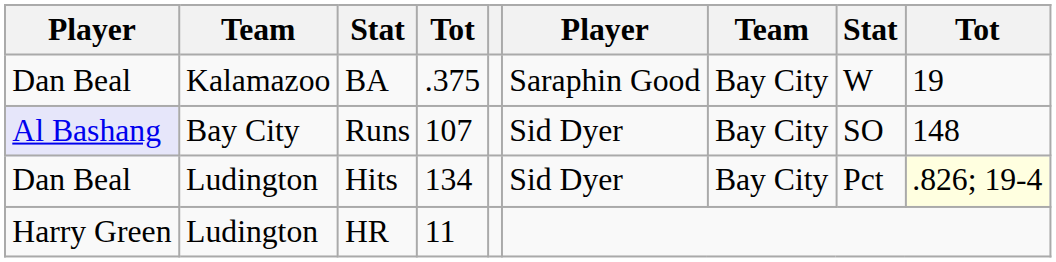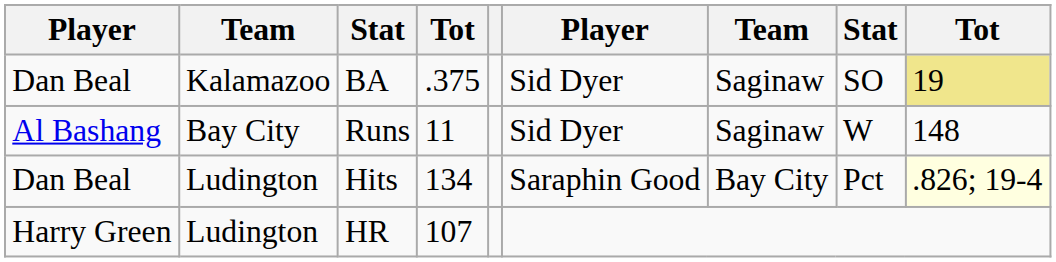(605, 79) Saraphin Good -> (566, 79) Sid Dyer
(772, 79) Bay City -> (769, 79) Saginaw
(858, 79) W -> (863, 79) SO
(928, 79) no background -> (928, 79) khaki background
(87, 130) lavender background -> (87, 130) no background
(448, 130) 107 -> (440, 130) 11
(772, 130) Bay City -> (769, 130) Saginaw
(863, 130) SO -> (858, 130) W
(566, 180) Sid Dyer -> (605, 180) Saraphin Good
(440, 230) 11 -> (448, 230) 107
